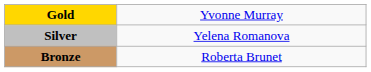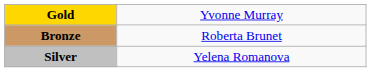rows swapped: (61, 35) <-> (61, 56)
